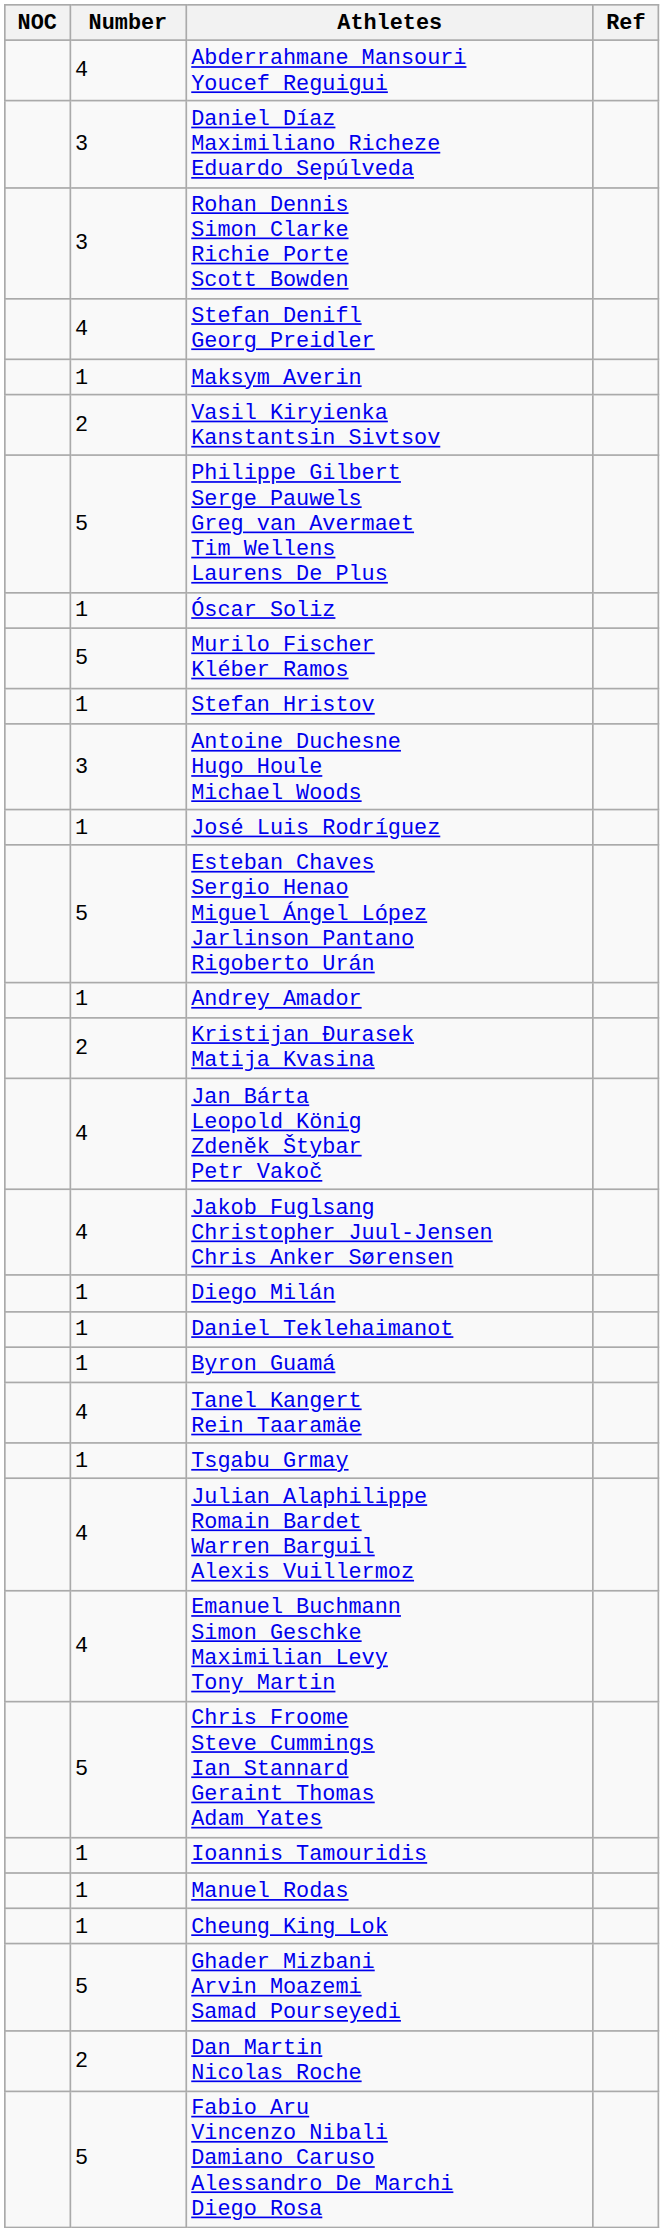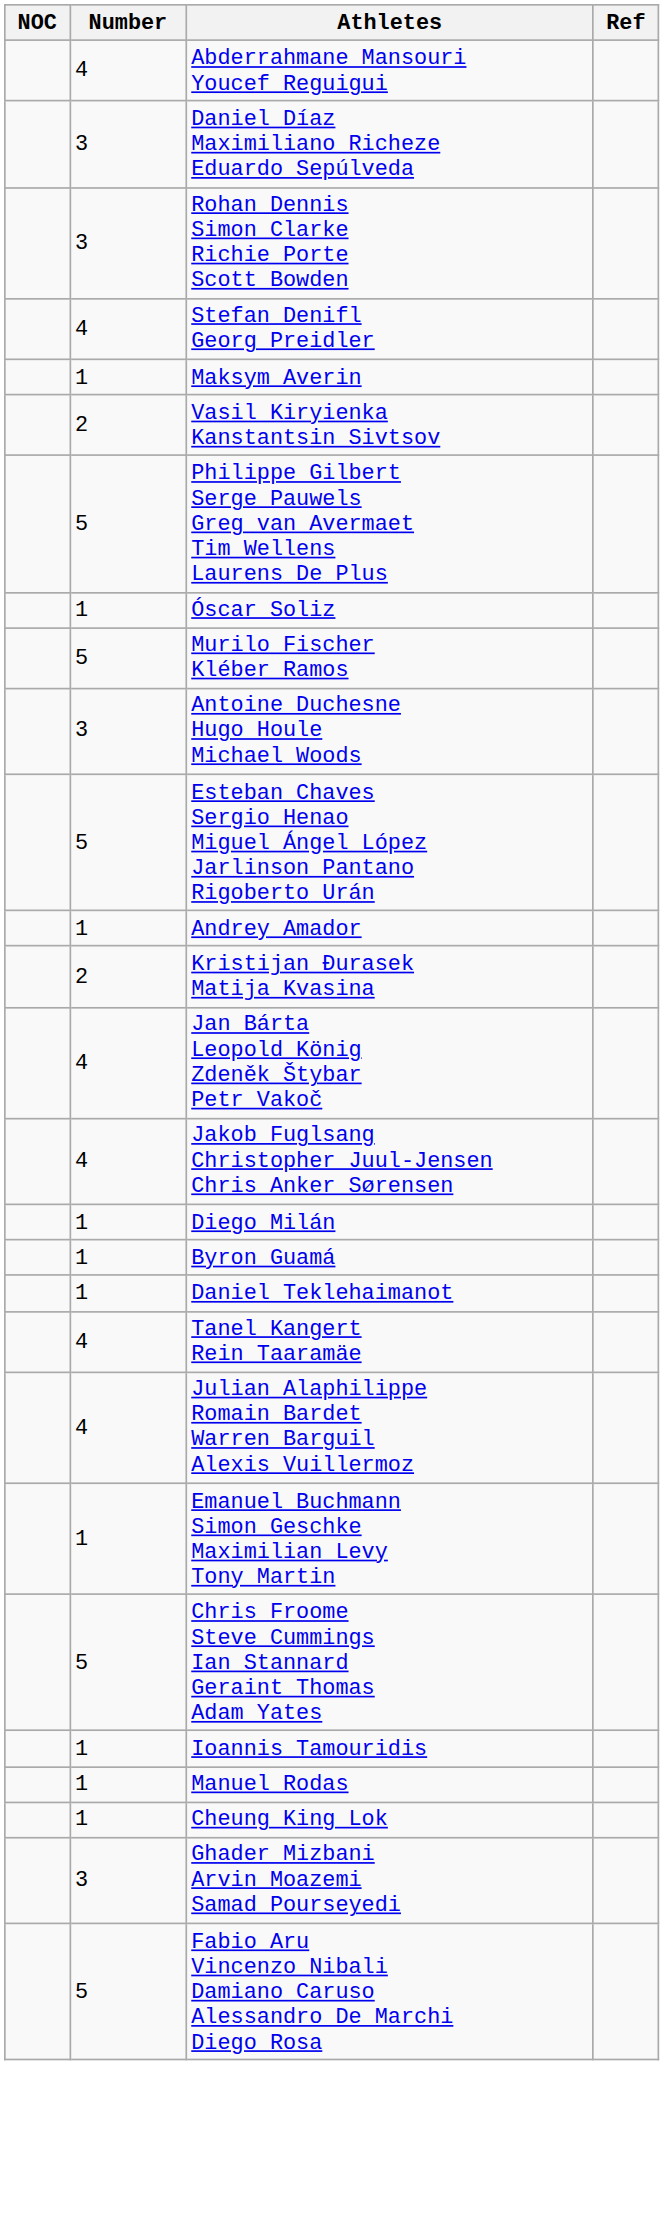- row: (283, 706)
- row: (316, 828)
rows swapped: (263, 1365) <-> (322, 1329)
- row: (270, 1461)
(82, 1646) 4 -> (82, 1539) 1
(82, 1987) 5 -> (82, 1881) 3
- row: (276, 2061)
